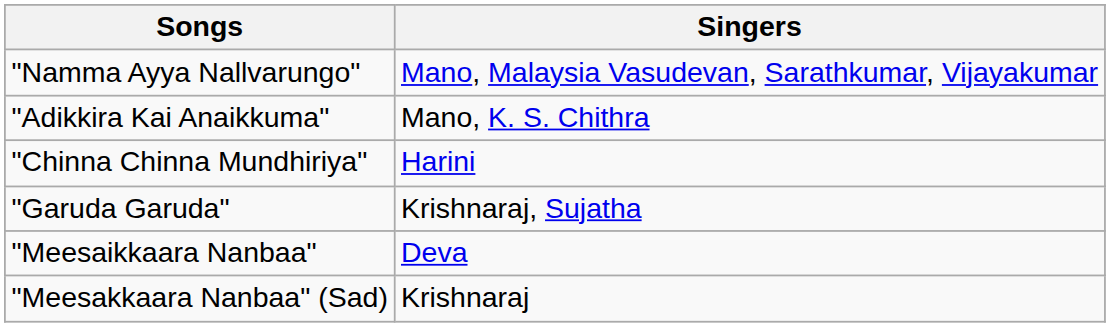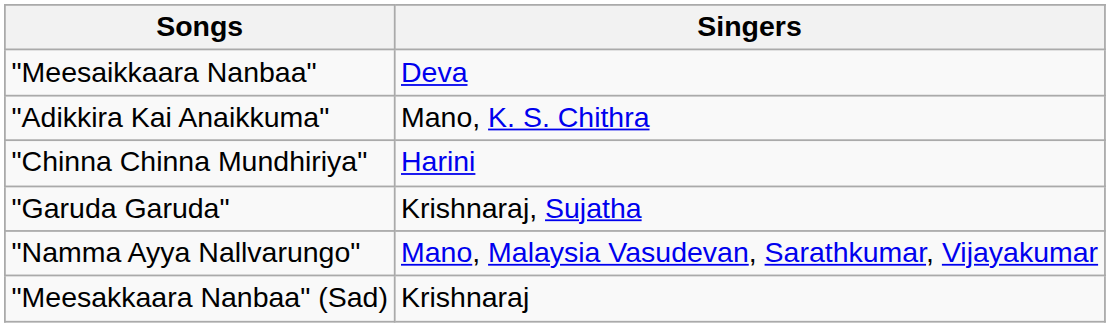rows swapped: (186, 72) <-> (164, 252)
